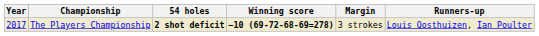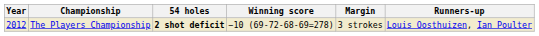(16, 25) 2017 -> (16, 25) 2012
(281, 25) bold -> (281, 25) normal
